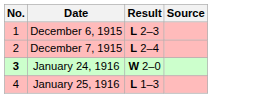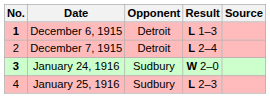+ column: (154, 13)
(16, 31) normal -> (16, 31) bold
(145, 31) L 2–3 -> (203, 31) L 1–3
(145, 84) L 1–3 -> (203, 84) L 2–3
